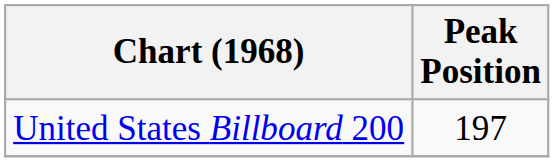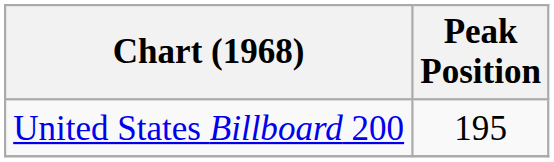(481, 127) 197 -> (481, 127) 195
